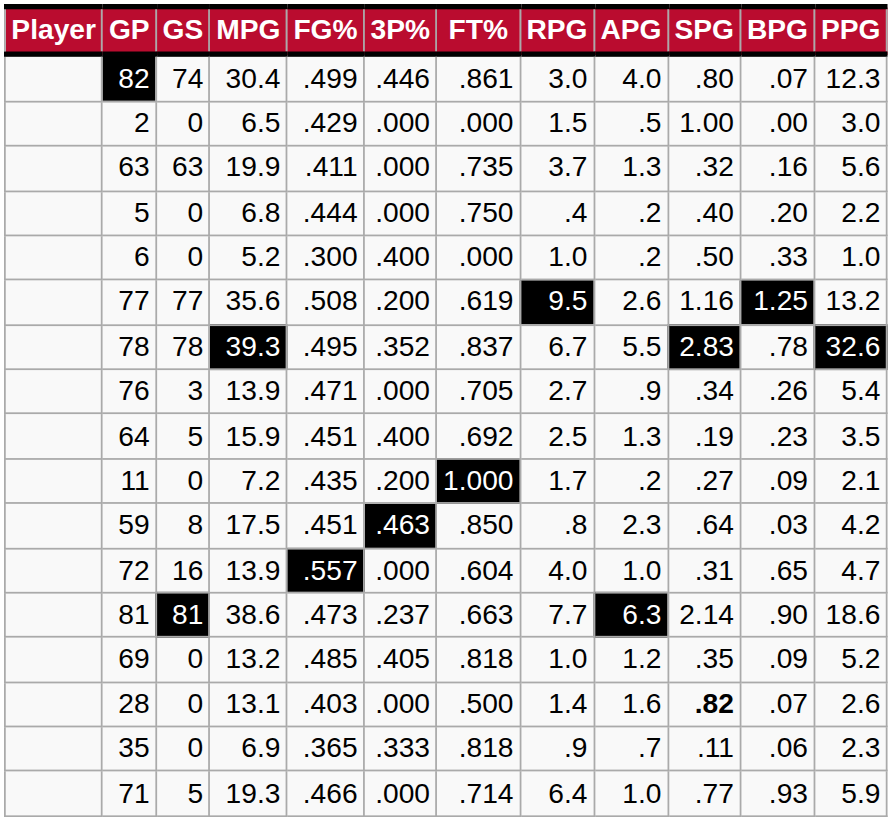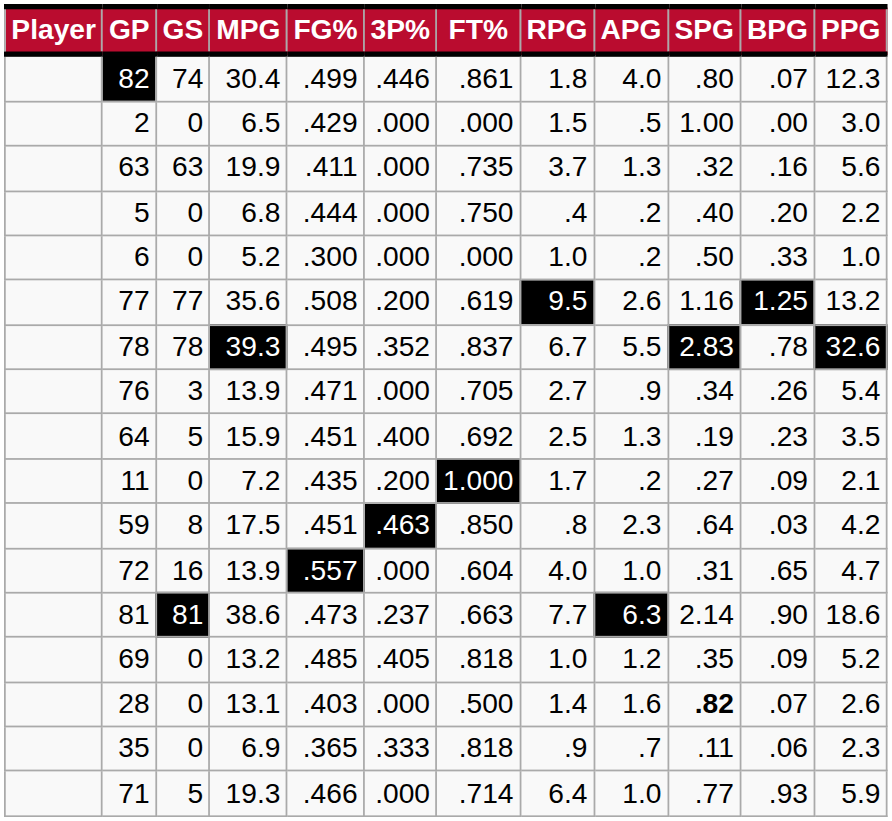(568, 78) 3.0 -> (568, 78) 1.8
(403, 257) .400 -> (403, 257) .000
